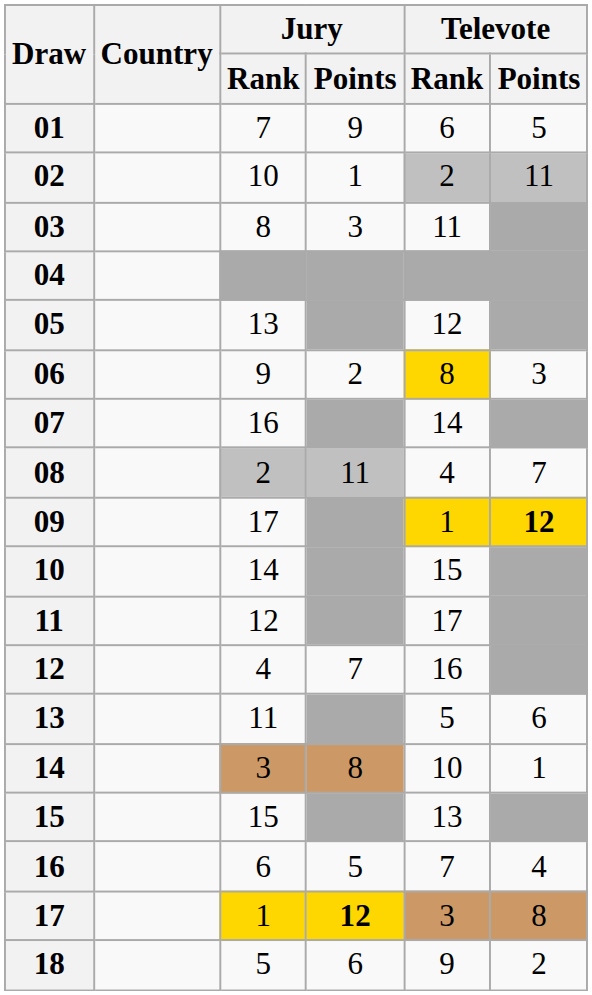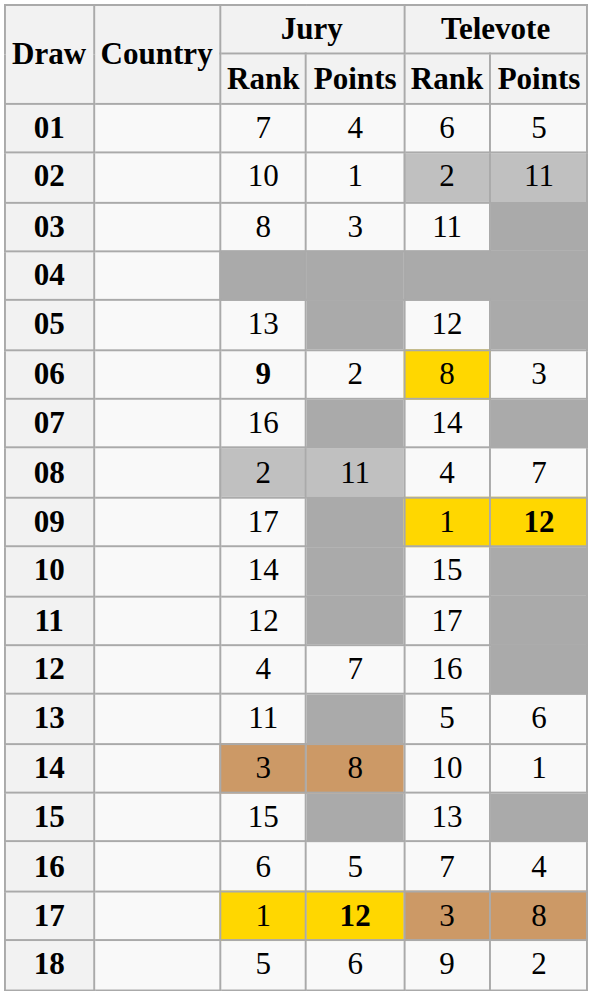(355, 127) 9 -> (355, 127) 4
(263, 373) normal -> (263, 373) bold
